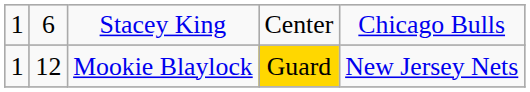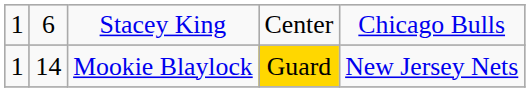(48, 65) 12 -> (48, 65) 14
